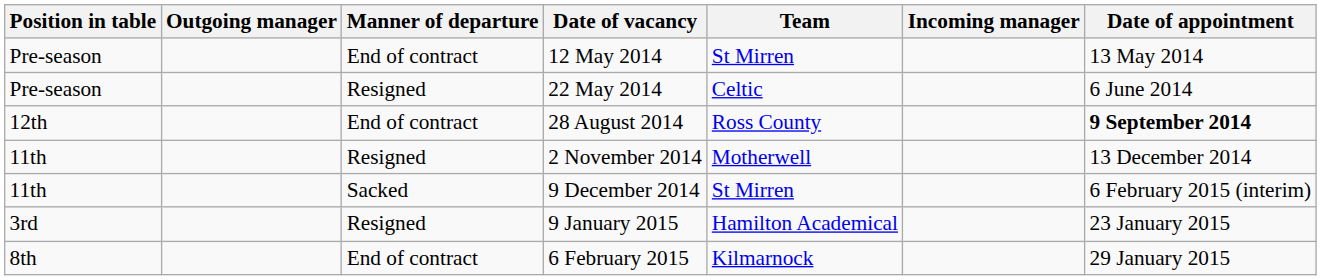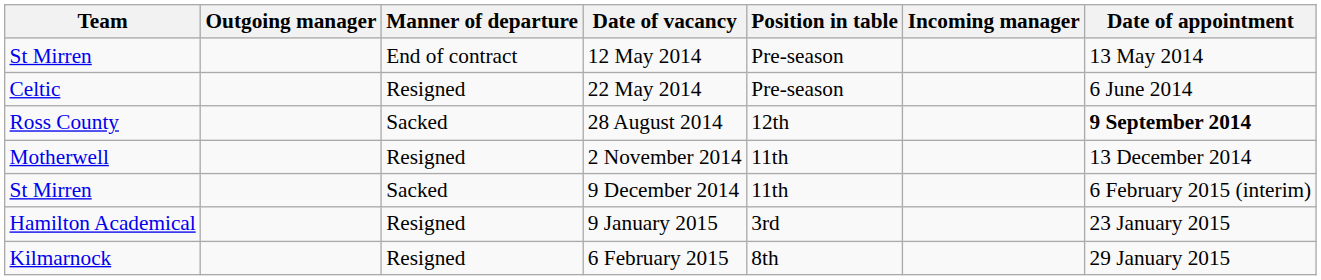columns swapped: (805, 21) <-> (83, 21)
(412, 122) End of contract -> (417, 122) Sacked
(412, 257) End of contract -> (426, 257) Resigned
